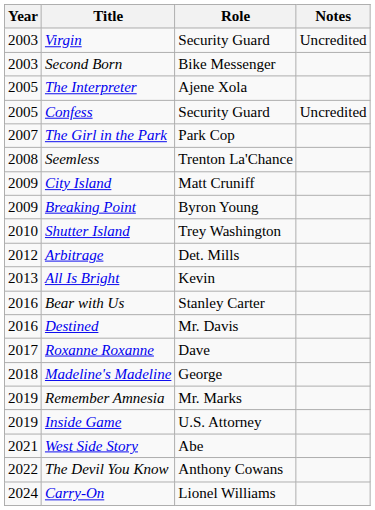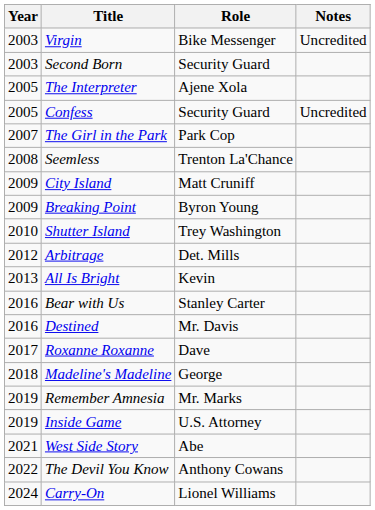(224, 40) Security Guard -> (227, 40) Bike Messenger
(227, 64) Bike Messenger -> (224, 64) Security Guard
